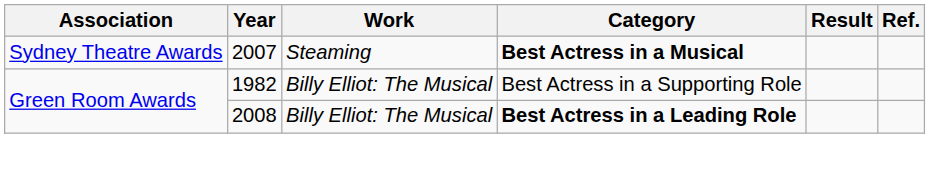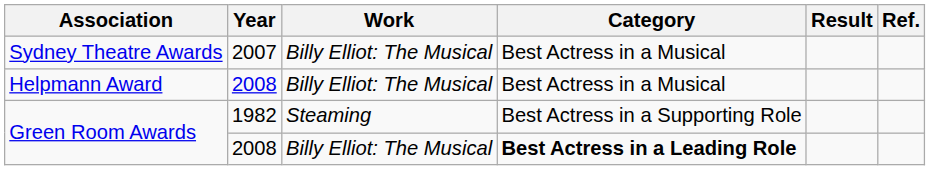(329, 52) Steaming -> (389, 52) Billy Elliot: The Musical
(623, 52) bold -> (614, 52) normal
+ row: (86, 84)
(389, 84) Billy Elliot: The Musical -> (329, 116) Steaming
